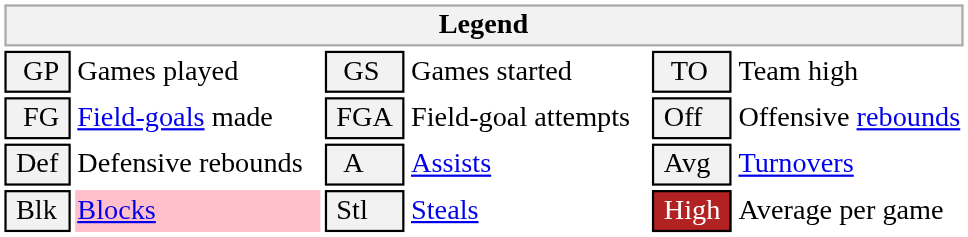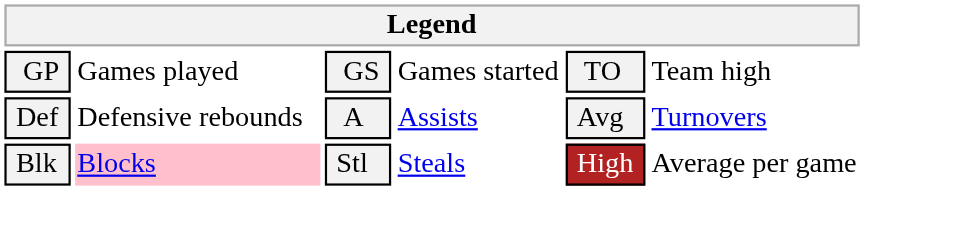- row: (38, 117)
